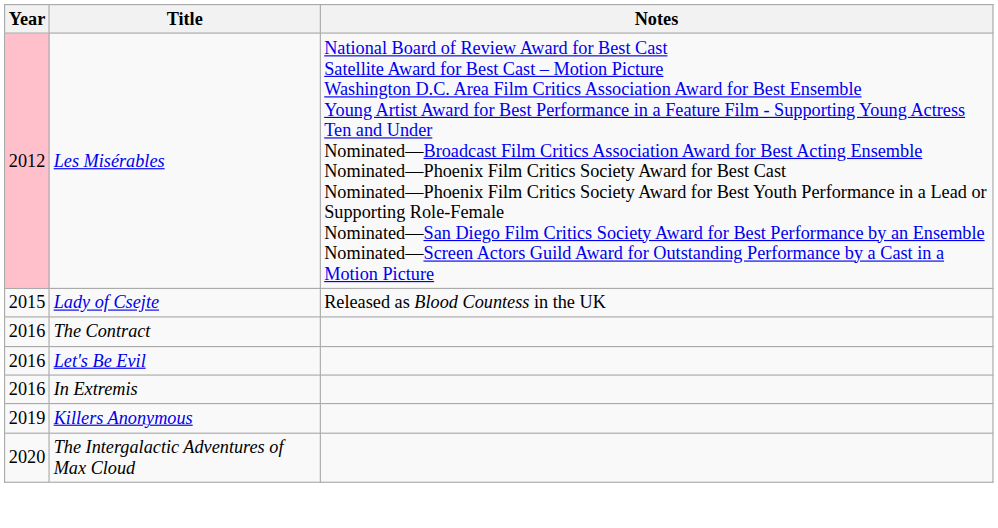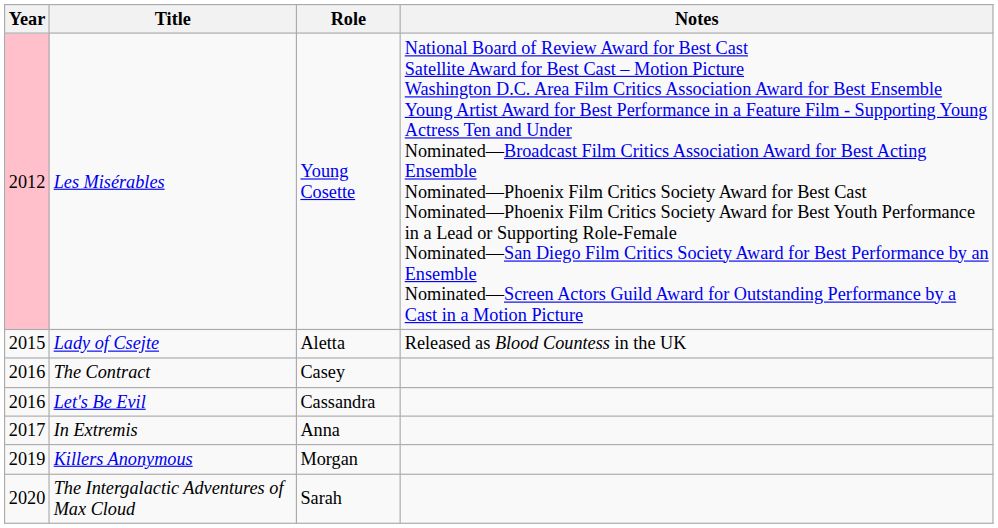+ column: (348, 18)
(27, 389) 2016 -> (27, 430) 2017
